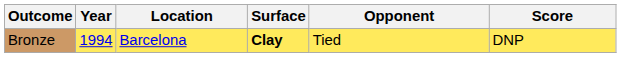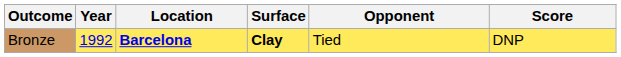(96, 40) 1994 -> (96, 40) 1992
(153, 40) normal -> (155, 40) bold
